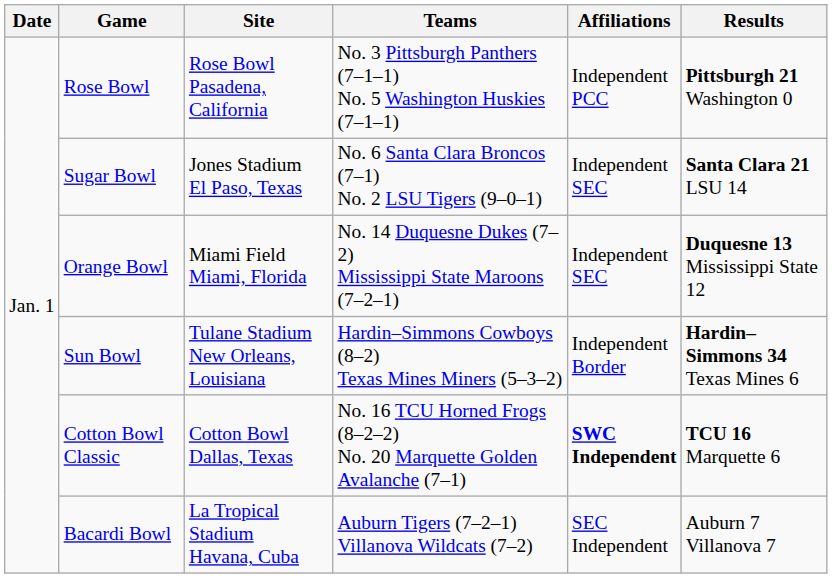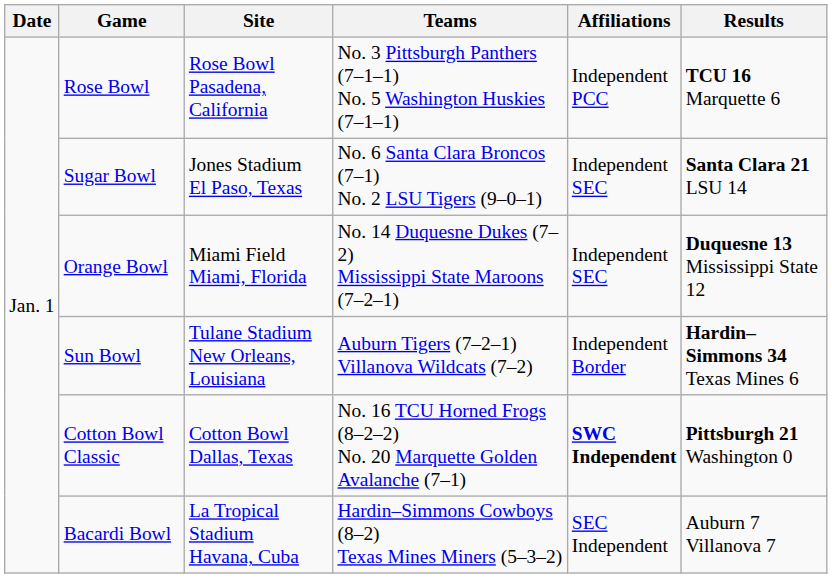(742, 87) Pittsburgh 21 Washington 0 -> (733, 87) TCU 16 Marquette 6
(450, 355) Hardin–Simmons Cowboys (8–2) Texas Mines Miners (5–3–2) -> (435, 355) Auburn Tigers (7–2–1) Villanova Wildcats (7–2)
(733, 445) TCU 16 Marquette 6 -> (742, 445) Pittsburgh 21 Washington 0
(435, 534) Auburn Tigers (7–2–1) Villanova Wildcats (7–2) -> (450, 534) Hardin–Simmons Cowboys (8–2) Texas Mines Miners (5–3–2)
